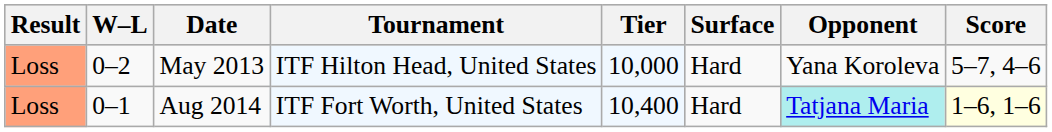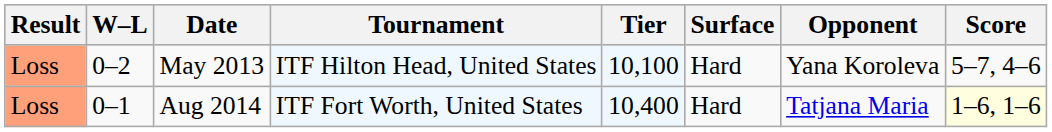(643, 65) 10,000 -> (643, 65) 10,100
(857, 106) paleturquoise background -> (857, 106) no background
